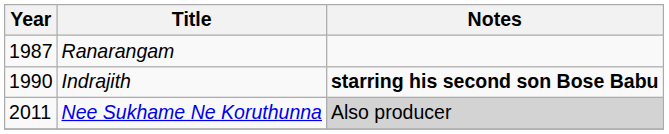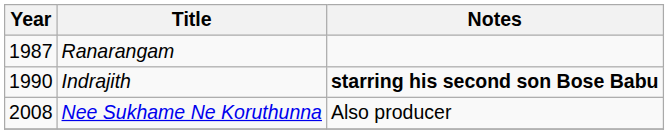(30, 112) 2011 -> (31, 112) 2008
(391, 112) lightgrey background -> (391, 112) no background
